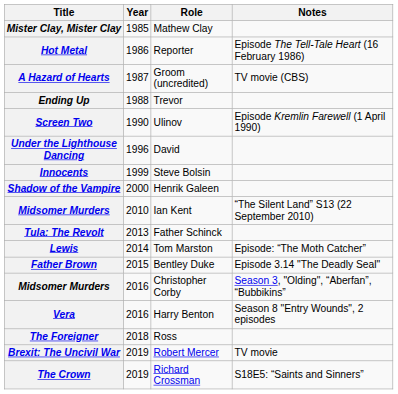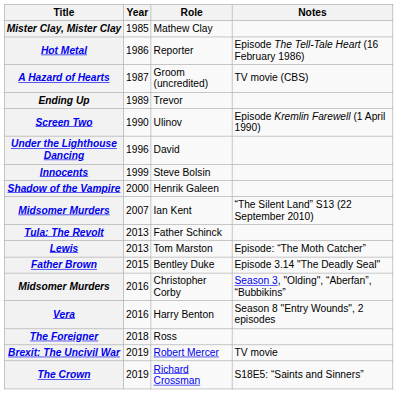(137, 100) 1988 -> (137, 100) 1989
(137, 210) 2010 -> (137, 210) 2007
(137, 248) 2014 -> (137, 248) 2013
